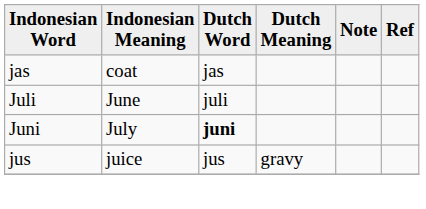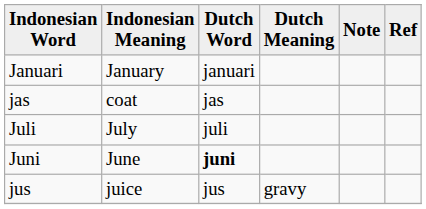+ row: (36, 70)
(123, 99) June -> (122, 129) July
(122, 129) July -> (123, 159) June
